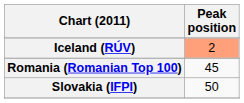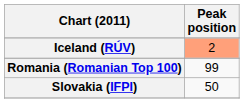(212, 68) 45 -> (212, 68) 99
